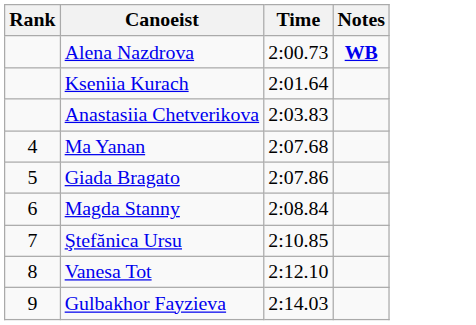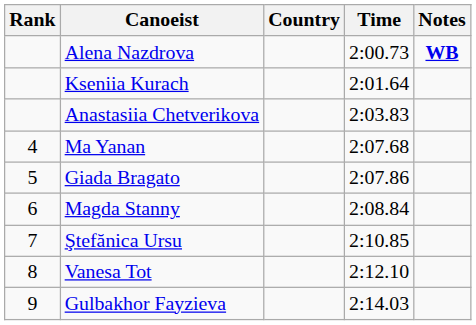+ column: (304, 20)
